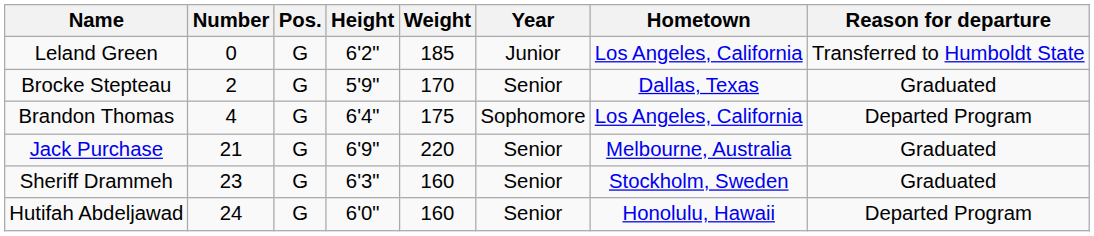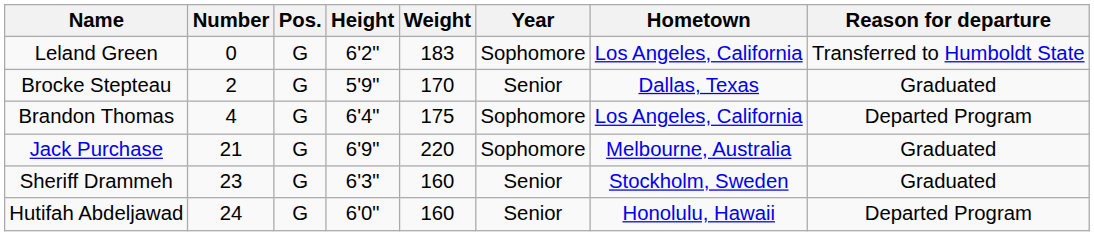(437, 52) 185 -> (437, 52) 183
(533, 52) Junior -> (533, 52) Sophomore
(533, 149) Senior -> (533, 149) Sophomore
